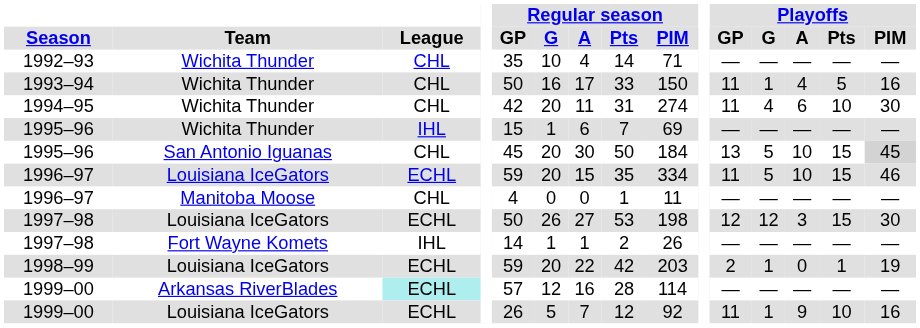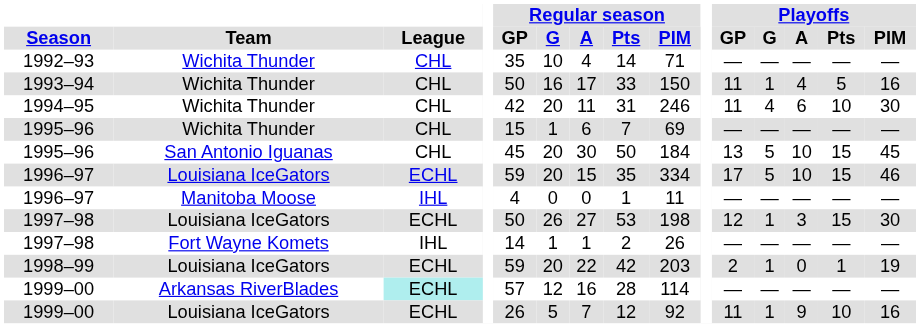(673, 106) 274 -> (675, 106) 246
(432, 129) IHL -> (433, 129) CHL
(890, 152) lightgrey background -> (890, 152) no background
(731, 174) 11 -> (733, 174) 17
(432, 197) CHL -> (433, 197) IHL
(769, 220) 12 -> (770, 220) 1
